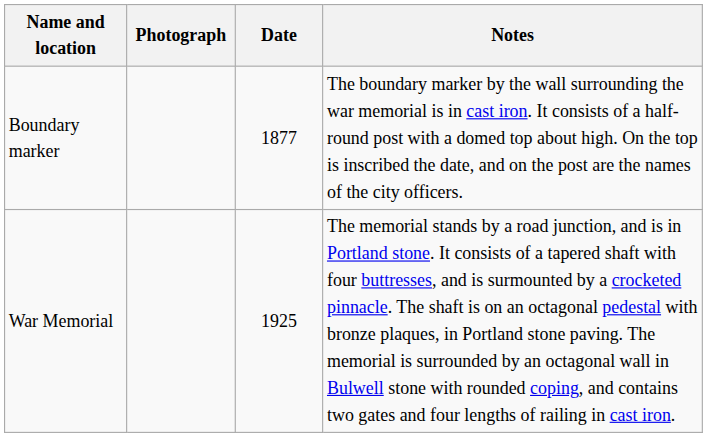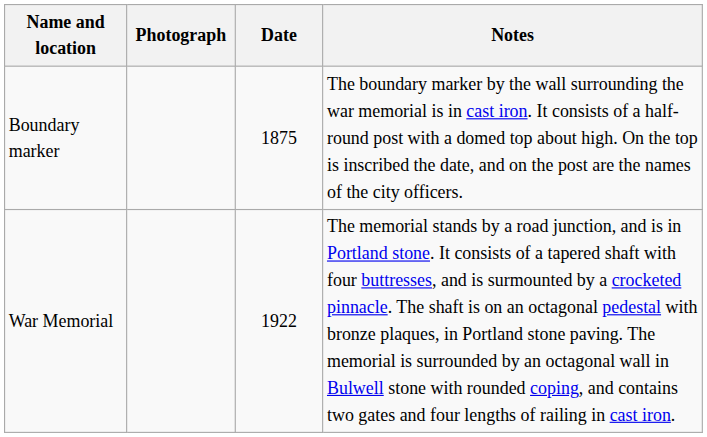(279, 137) 1877 -> (279, 137) 1875
(279, 320) 1925 -> (279, 320) 1922
